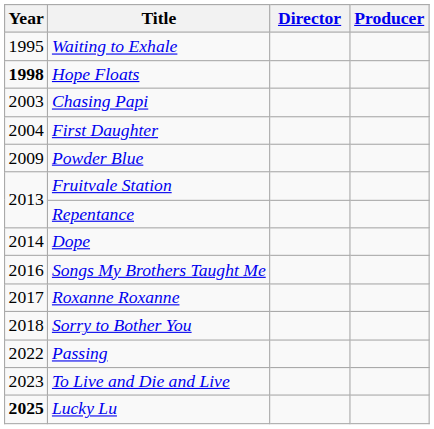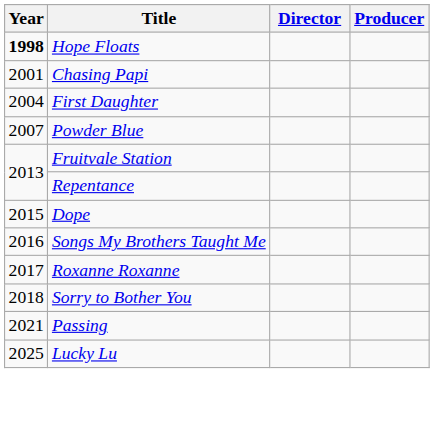- row: (115, 46)
(26, 102) 2003 -> (26, 74) 2001
(26, 158) 2009 -> (26, 130) 2007
(26, 241) 2014 -> (26, 213) 2015
(26, 353) 2022 -> (26, 325) 2021
- row: (141, 381)
(26, 409) bold -> (26, 353) normal
